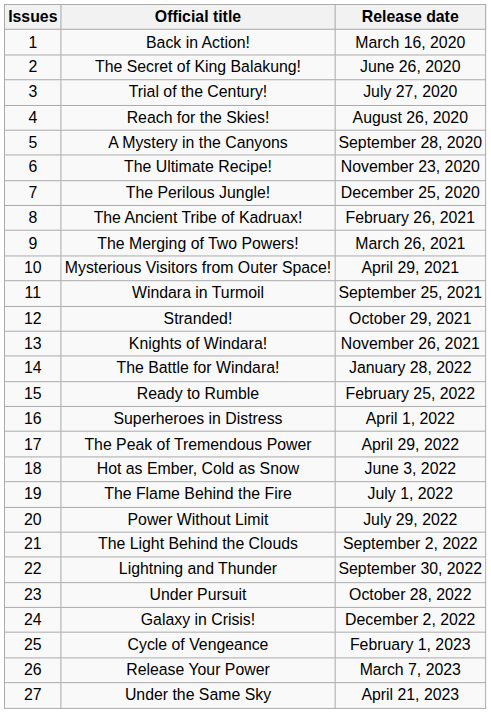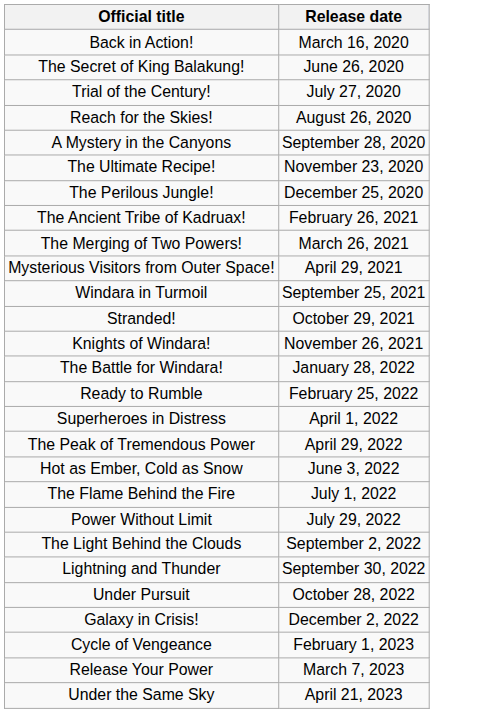- column: (33, 17)
